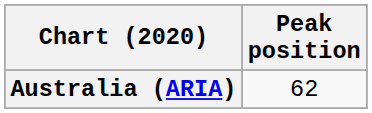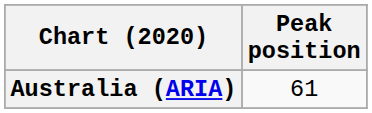(304, 90) 62 -> (304, 90) 61
